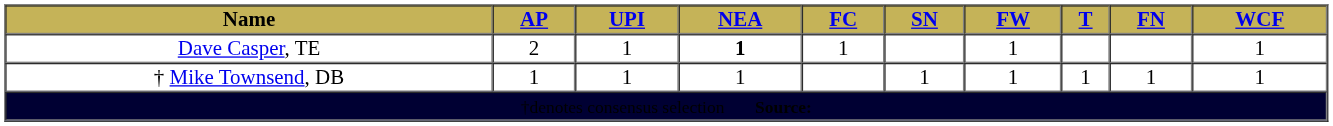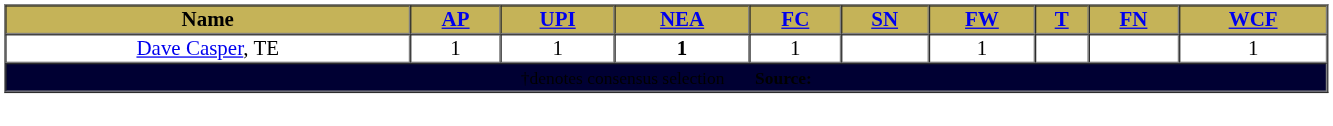(534, 48) 2 -> (456, 48) 1
- row: (249, 77)
